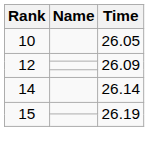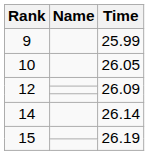+ row: (27, 41)
